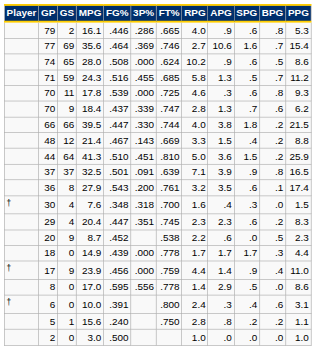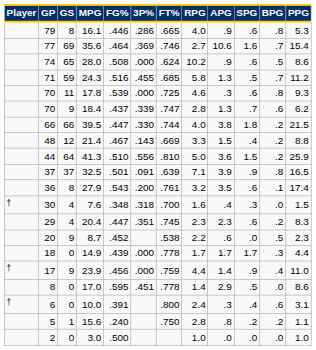(71, 30) 2 -> (71, 30) 8
(144, 156) .451 -> (144, 156) .556
(144, 287) .556 -> (144, 287) .451
